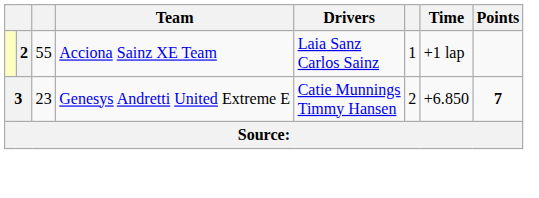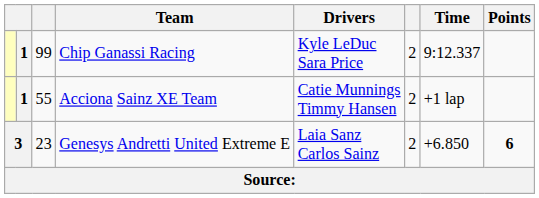+ row: (127, 53)
(24, 53) 2 -> (24, 98) 1
(338, 53) Laia Sanz Carlos Sainz -> (349, 98) Catie Munnings Timmy Hansen
(412, 53) 1 -> (412, 98) 2
(349, 98) Catie Munnings Timmy Hansen -> (338, 143) Laia Sanz Carlos Sainz
(498, 98) 7 -> (509, 143) 6
